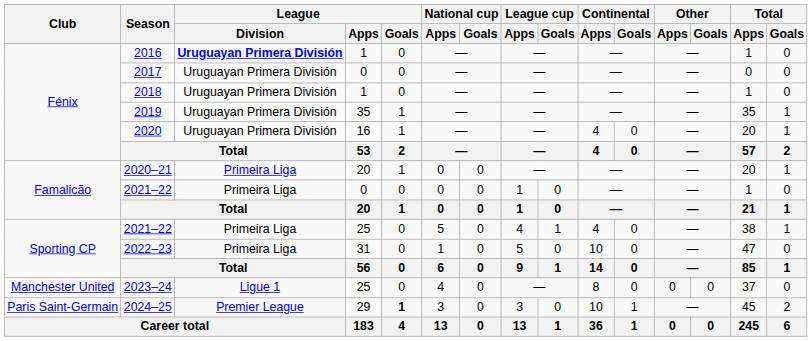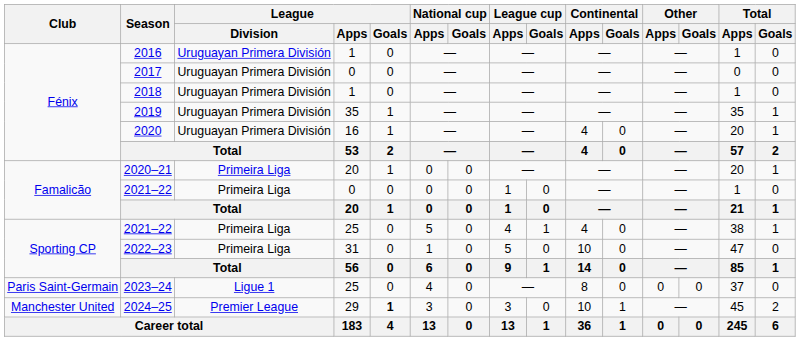(260, 53) bold -> (254, 53) normal
(63, 287) Manchester United -> (63, 287) Paris Saint-Germain
(63, 307) Paris Saint-Germain -> (63, 307) Manchester United
